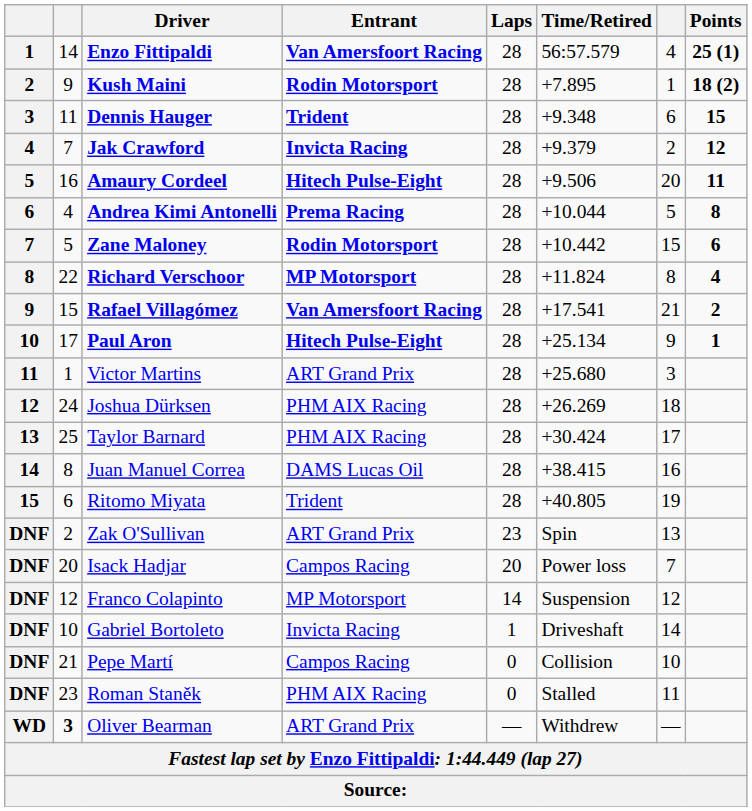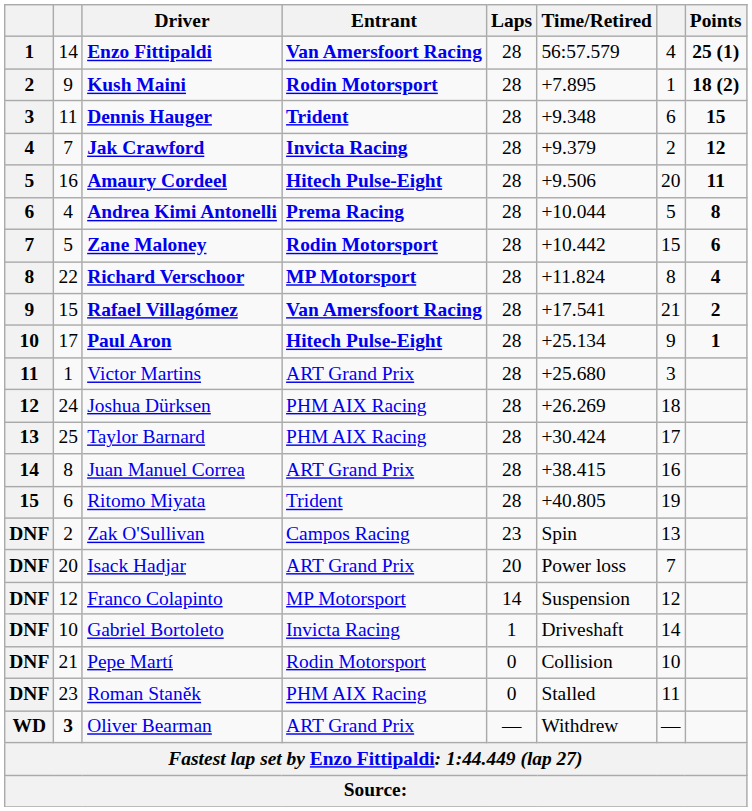(355, 469) DAMS Lucas Oil -> (350, 469) ART Grand Prix
(350, 533) ART Grand Prix -> (348, 533) Campos Racing
(348, 565) Campos Racing -> (350, 565) ART Grand Prix
(348, 661) Campos Racing -> (356, 661) Rodin Motorsport
